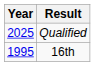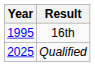rows swapped: (63, 52) <-> (63, 33)
